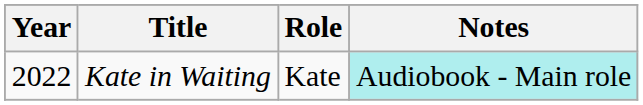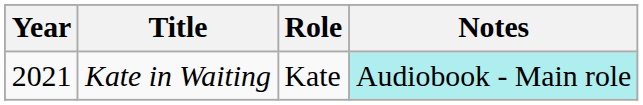(42, 75) 2022 -> (42, 75) 2021
